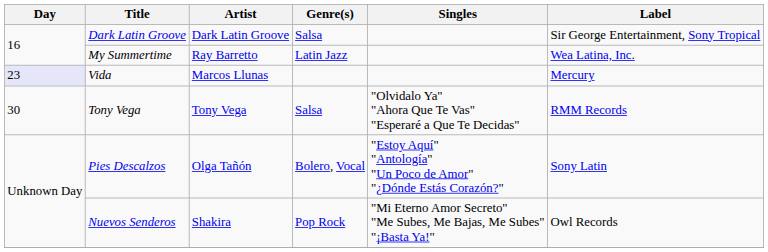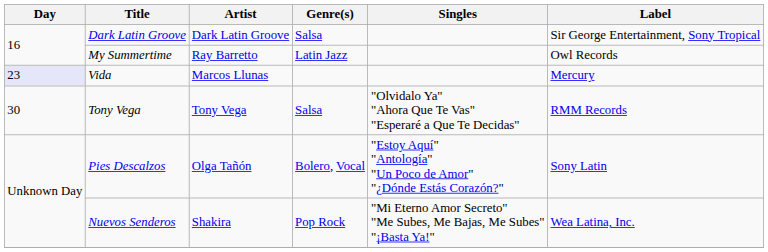(593, 55) Wea Latina, Inc. -> (584, 55) Owl Records
(584, 222) Owl Records -> (593, 222) Wea Latina, Inc.
